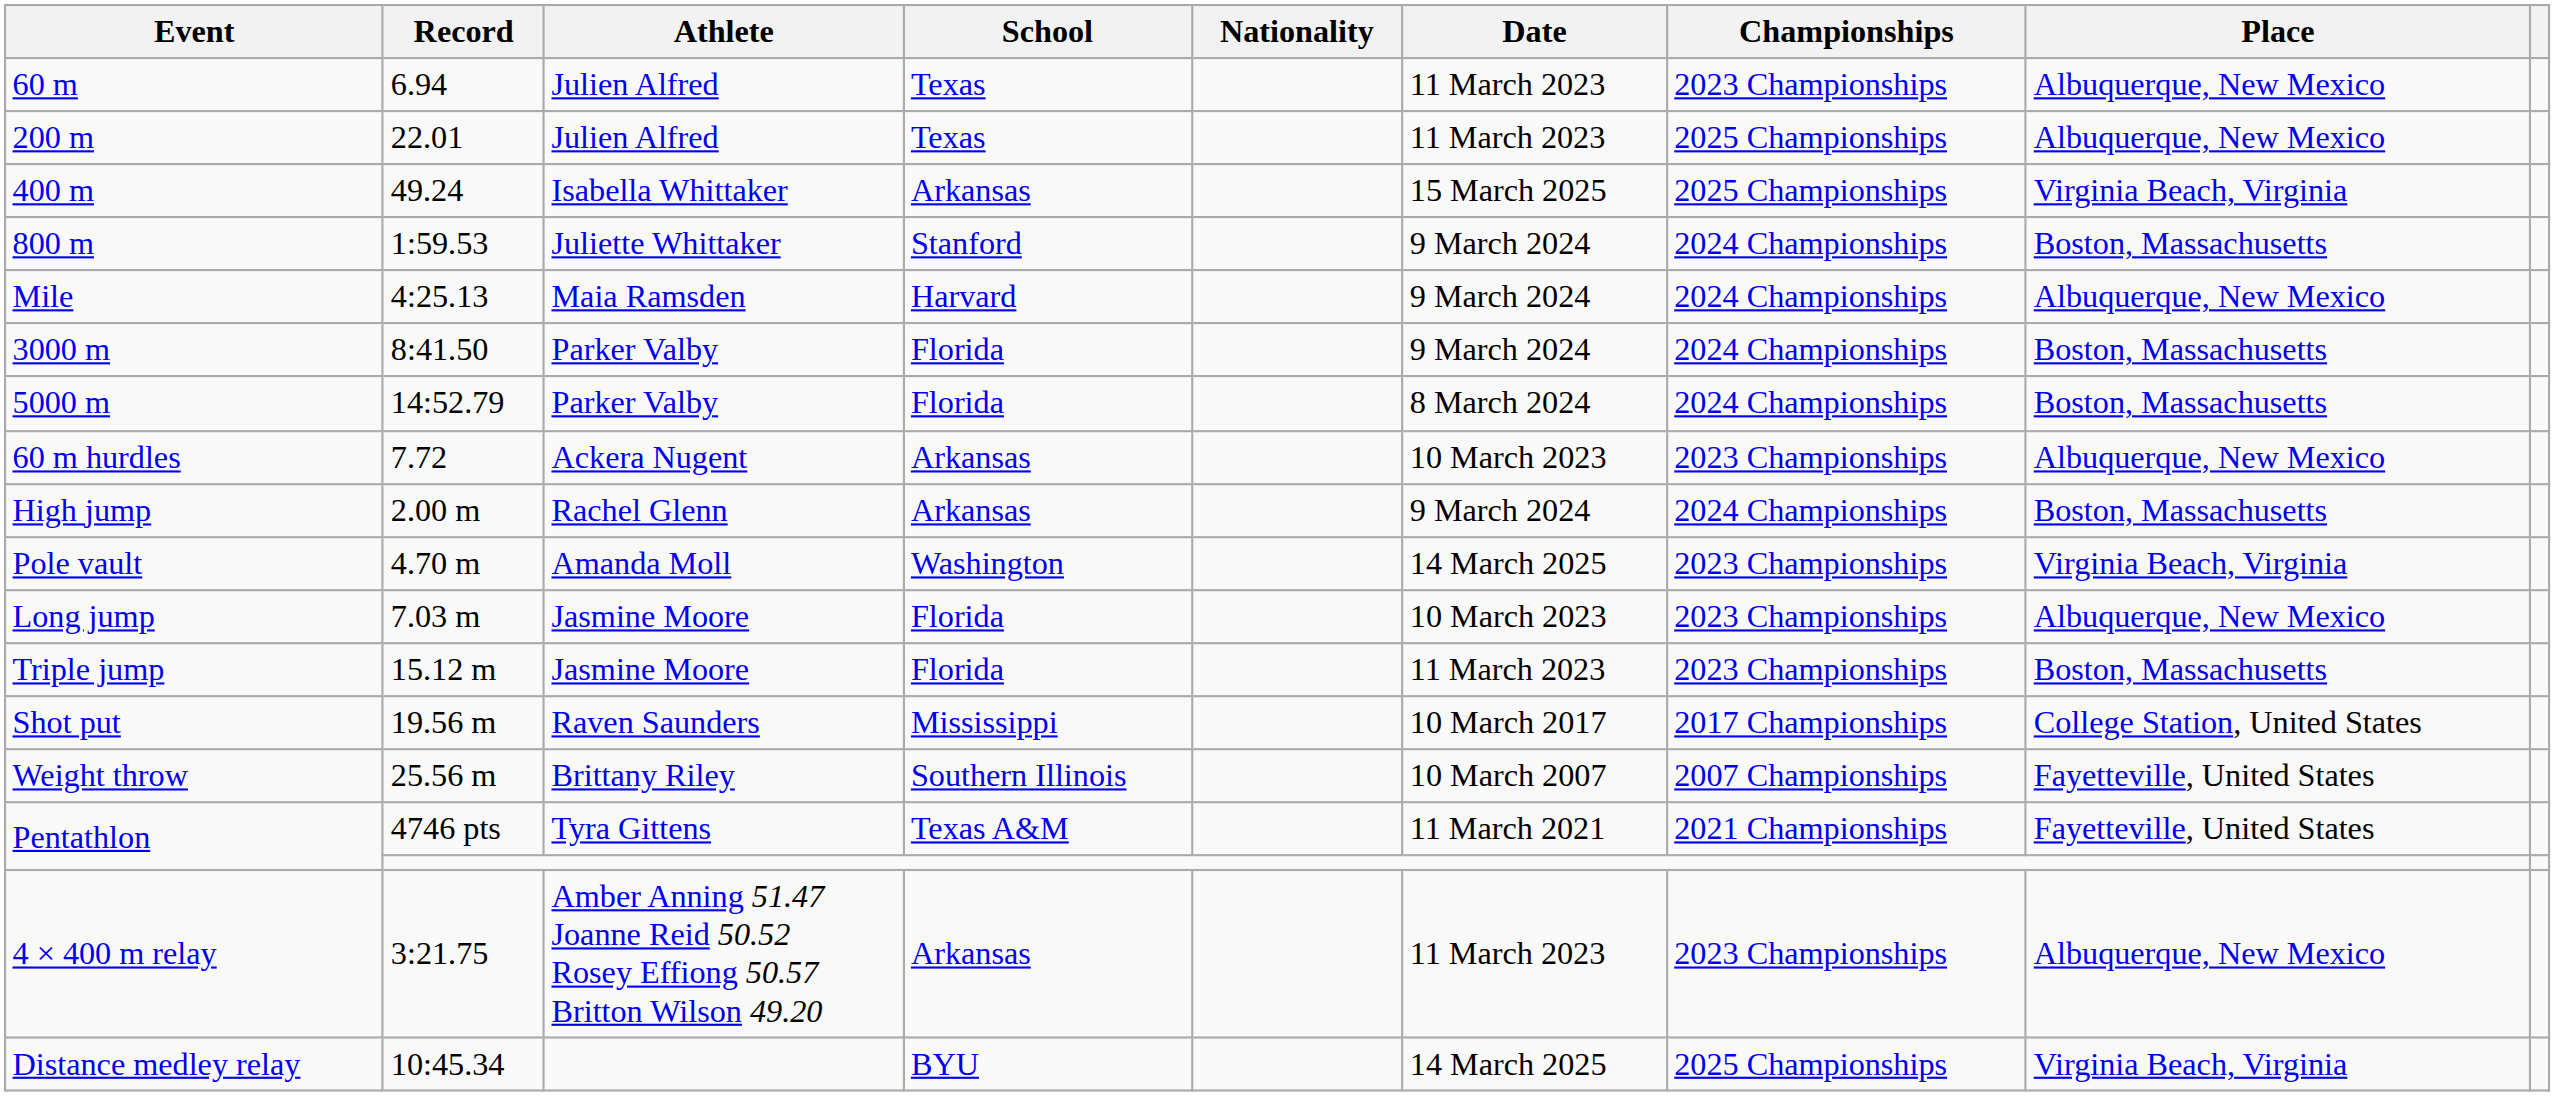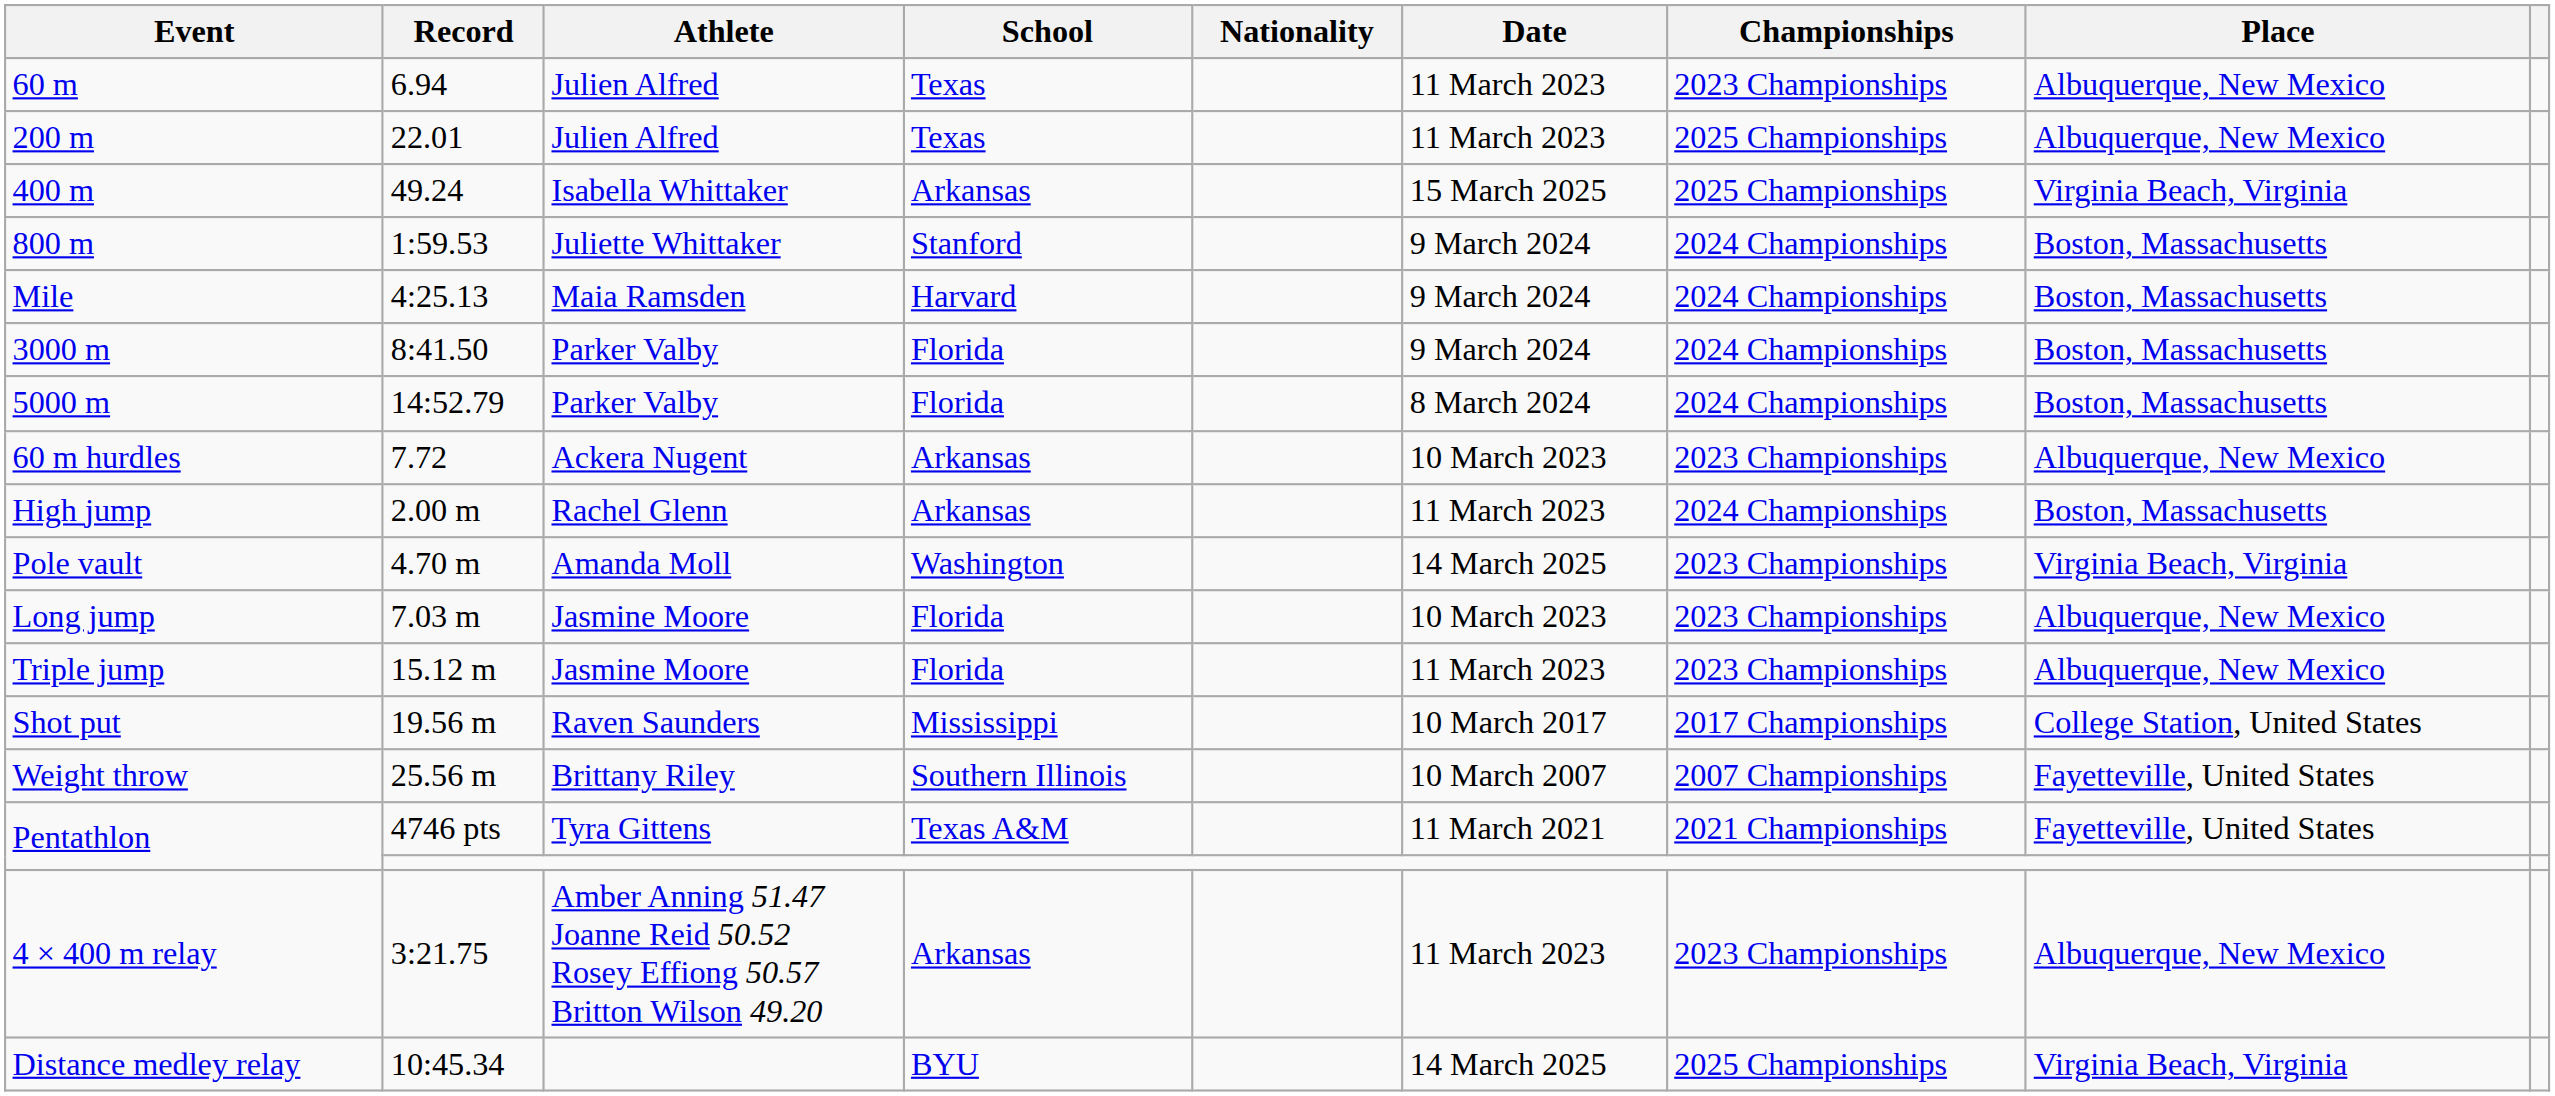(2209, 296) Albuquerque, New Mexico -> (2180, 296) Boston, Massachusetts
(1500, 509) 9 March 2024 -> (1508, 509) 11 March 2023
(2180, 668) Boston, Massachusetts -> (2209, 668) Albuquerque, New Mexico
